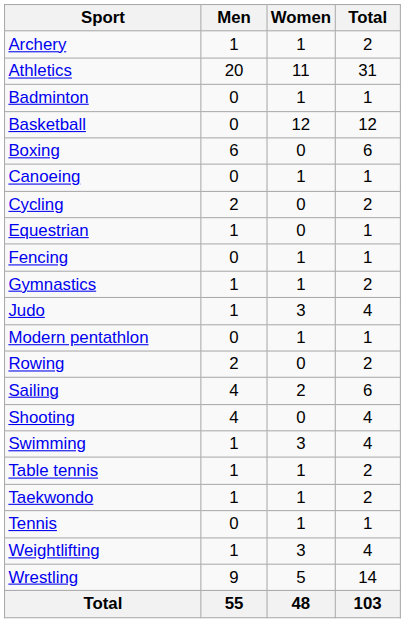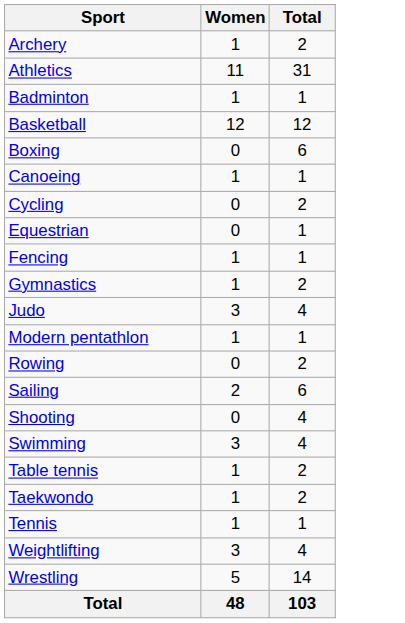- column: (234, 17)
